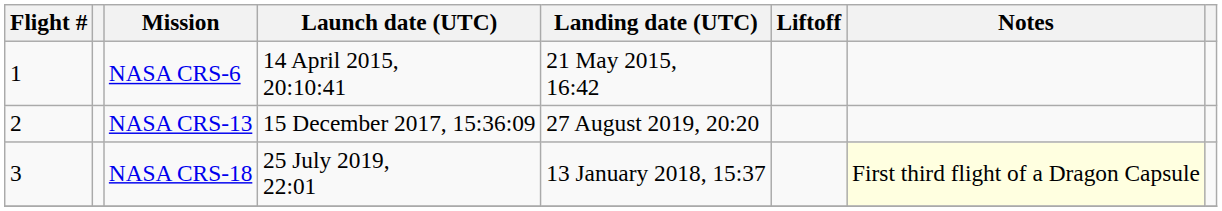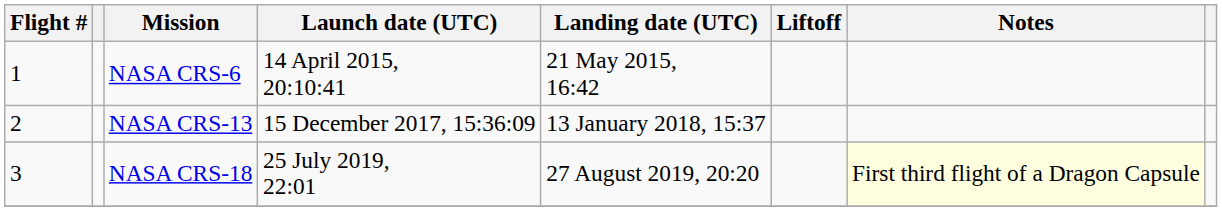(653, 123) 27 August 2019, 20:20 -> (656, 123) 13 January 2018, 15:37
(656, 173) 13 January 2018, 15:37 -> (653, 173) 27 August 2019, 20:20
